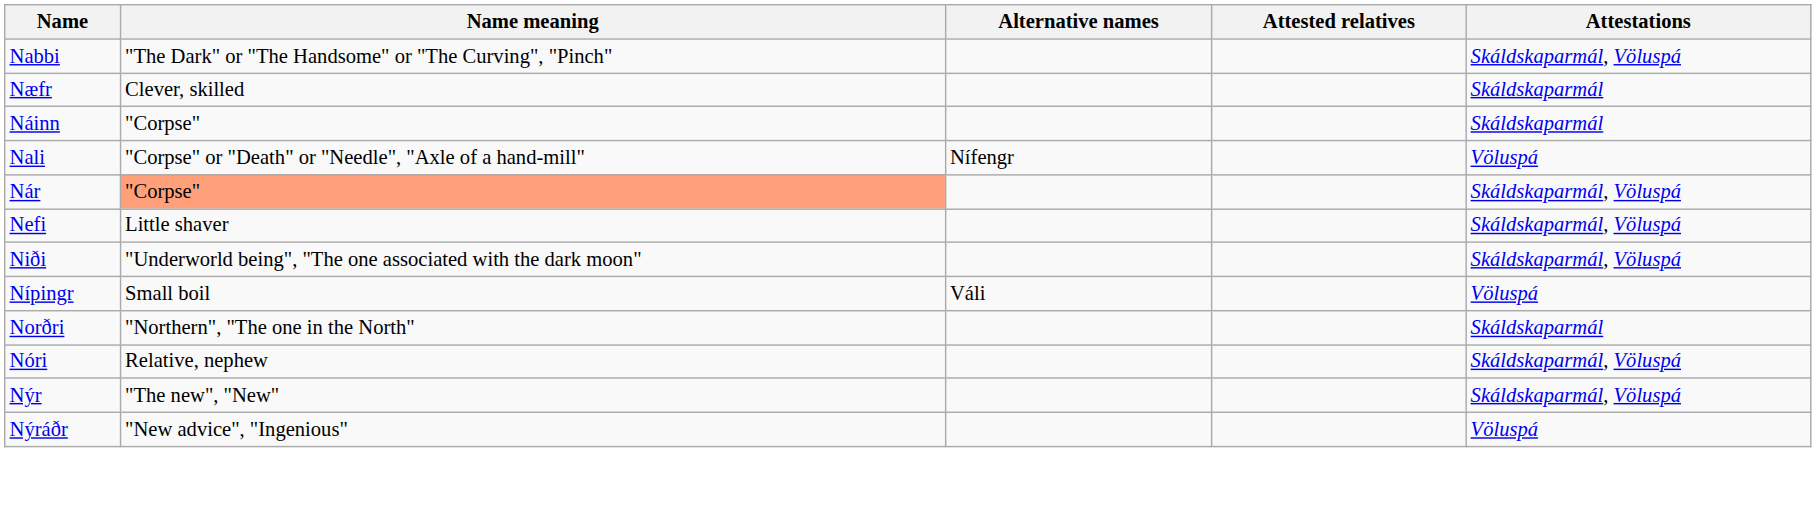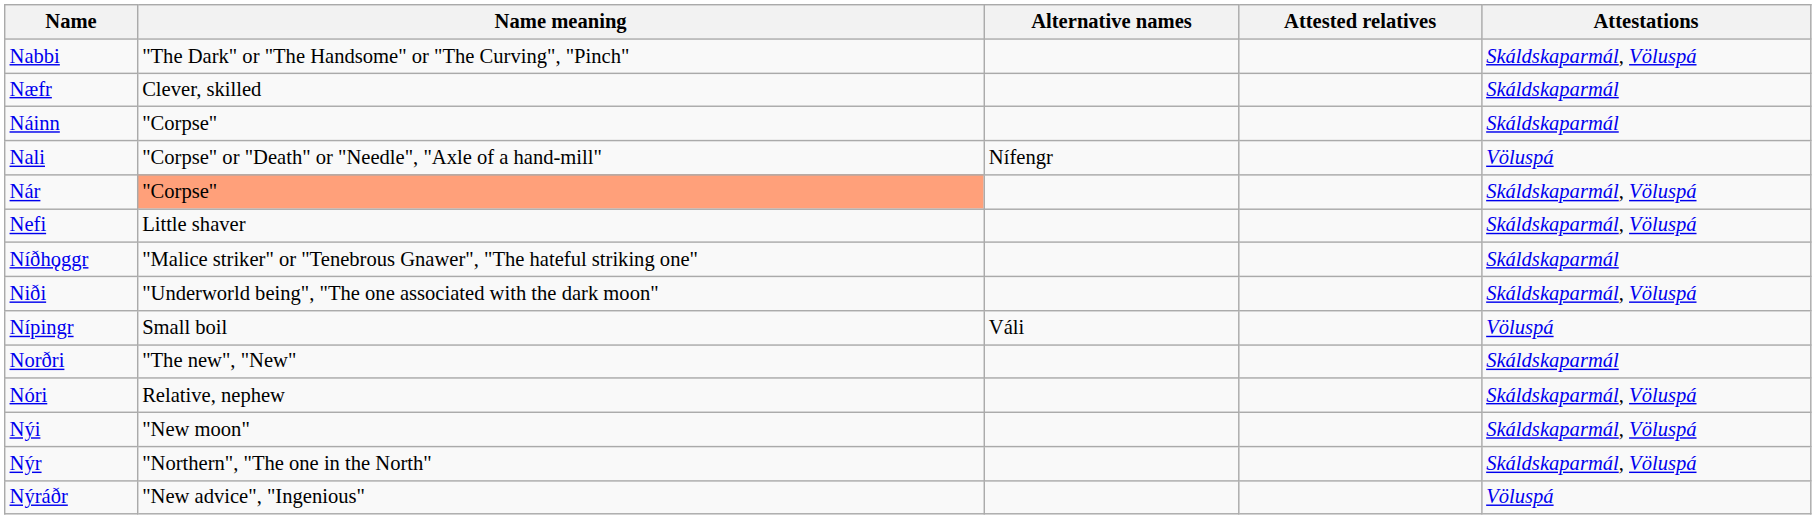+ row: (49, 259)
(270, 327) "Northern", "The one in the North" -> (219, 361) "The new", "New"
+ row: (25, 429)
(202, 395) "The new", "New" -> (287, 463) "Northern", "The one in the North"
